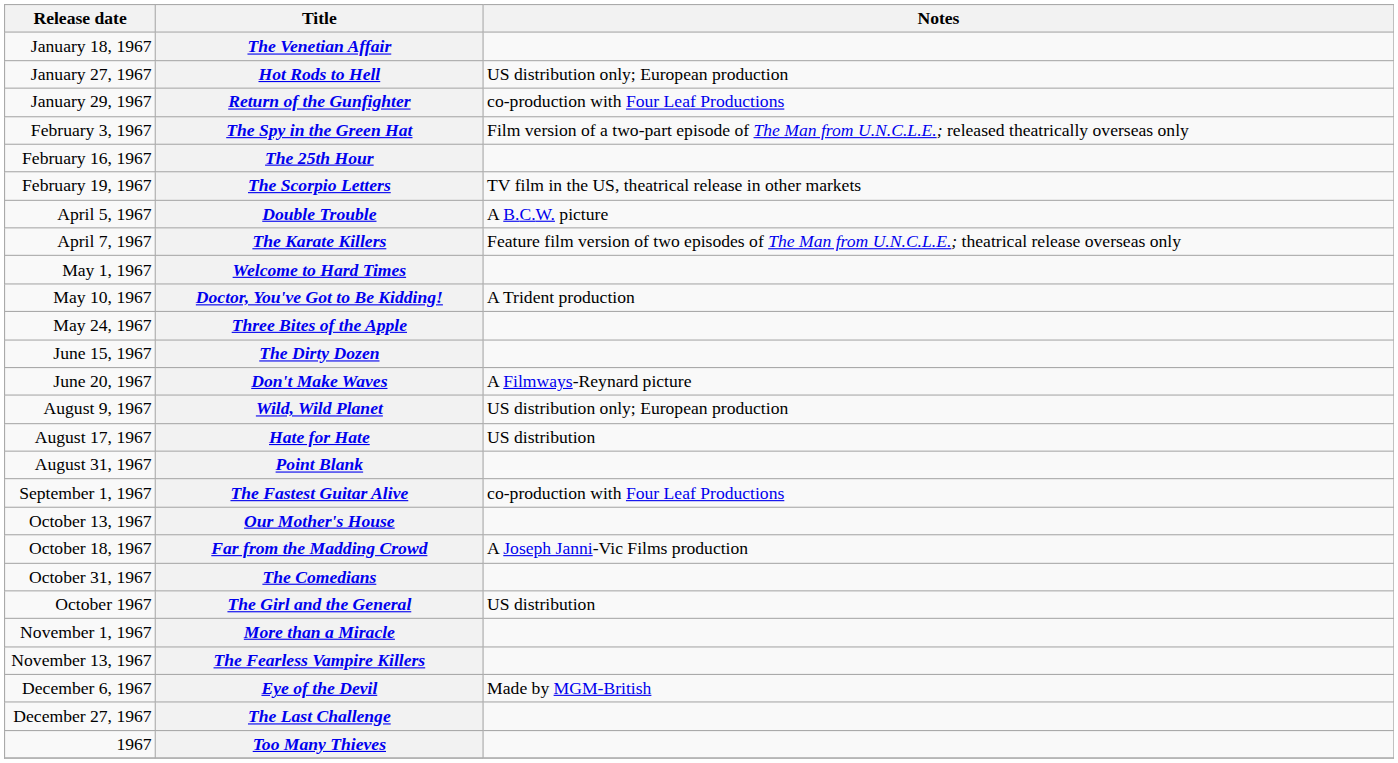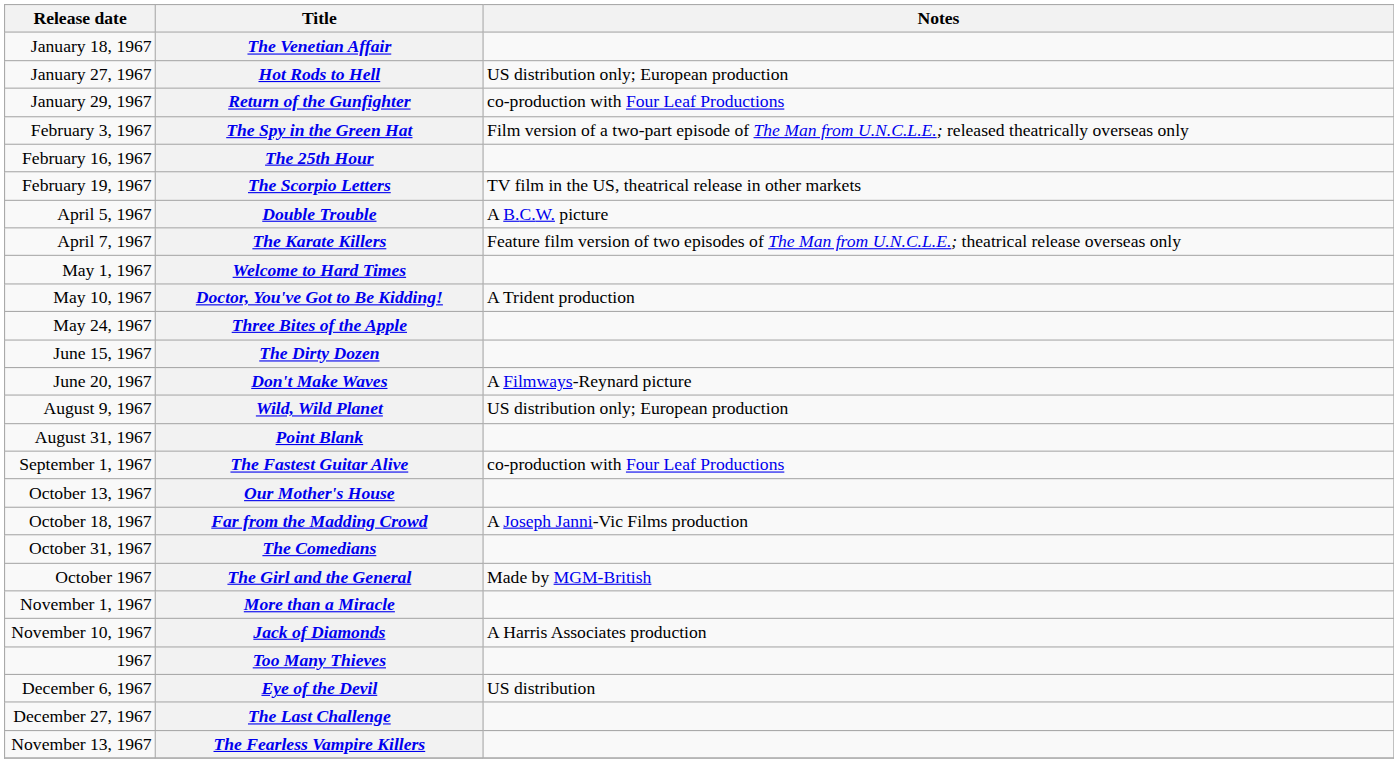- row: (319, 437)
(541, 604) US distribution -> (569, 576) Made by MGM-British
+ row: (319, 632)
rows swapped: (319, 660) <-> (319, 744)
(569, 688) Made by MGM-British -> (541, 688) US distribution
